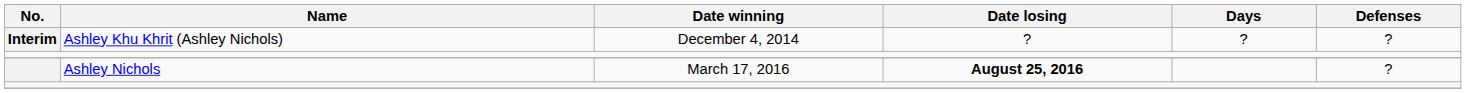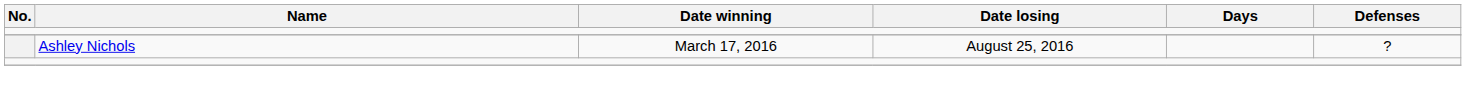- row: (173, 39)
(1027, 69) bold -> (1020, 46) normal
